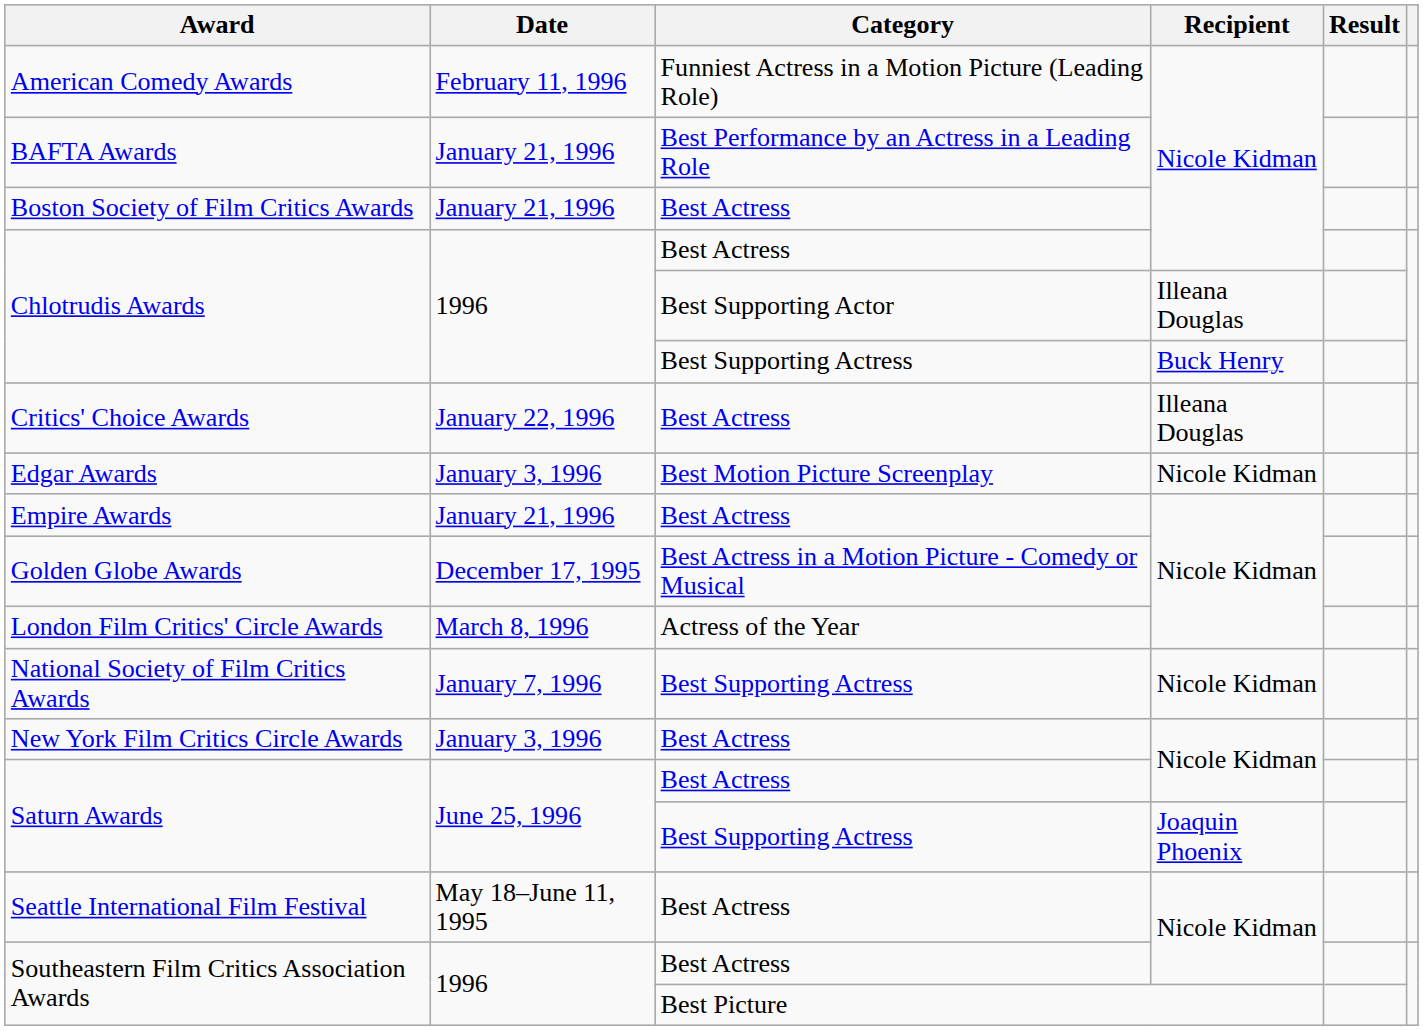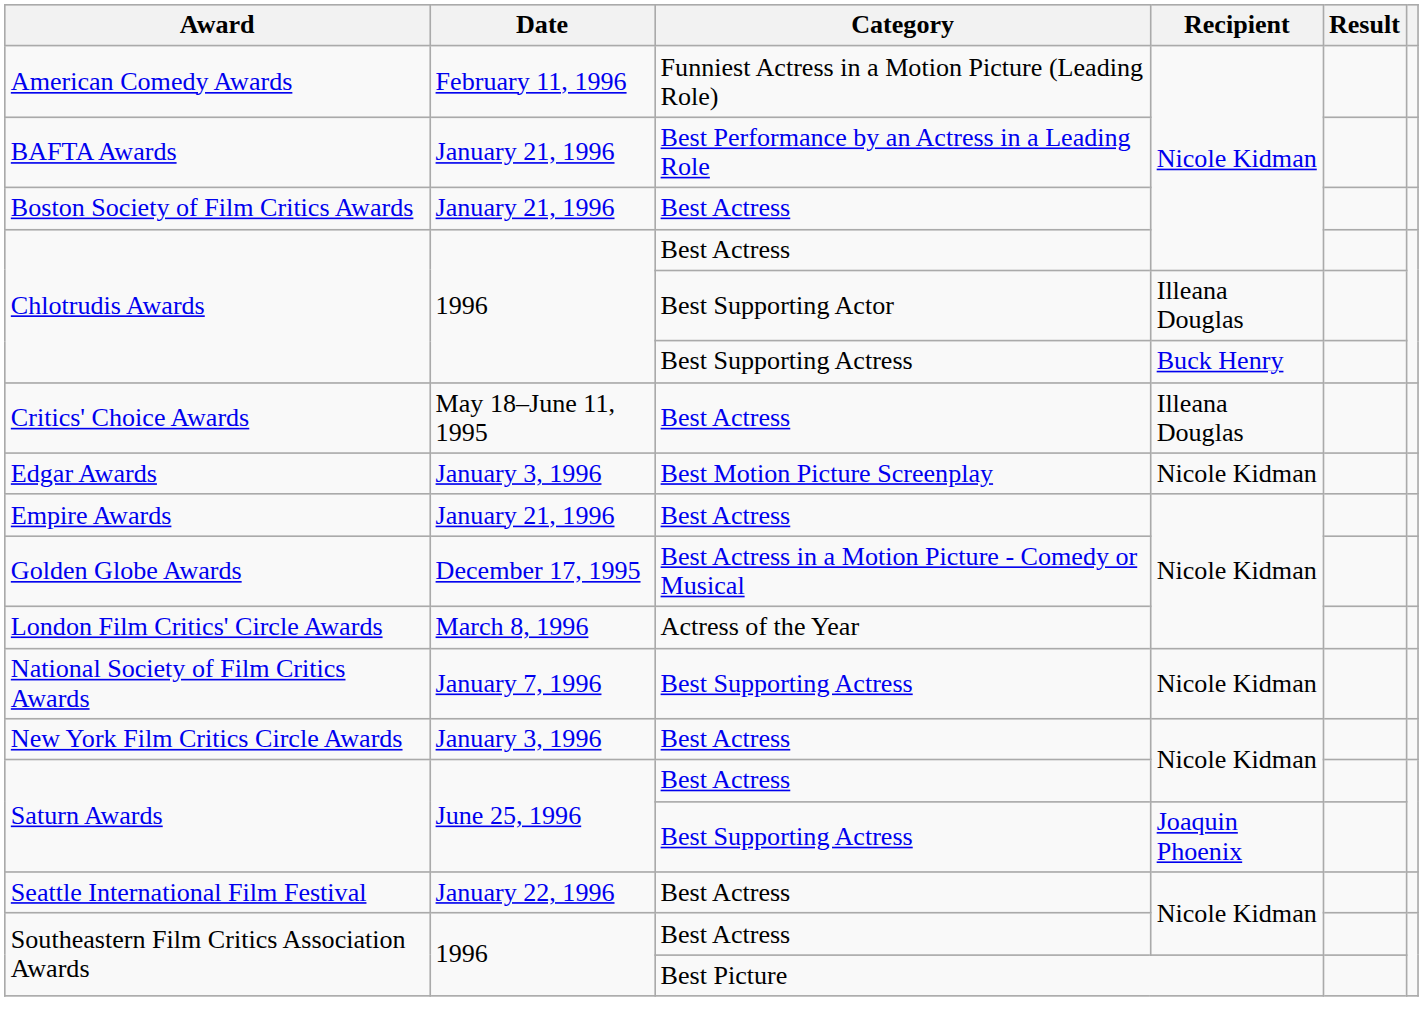(525, 417) January 22, 1996 -> (525, 417) May 18–June 11, 1995
(525, 907) May 18–June 11, 1995 -> (525, 892) January 22, 1996
